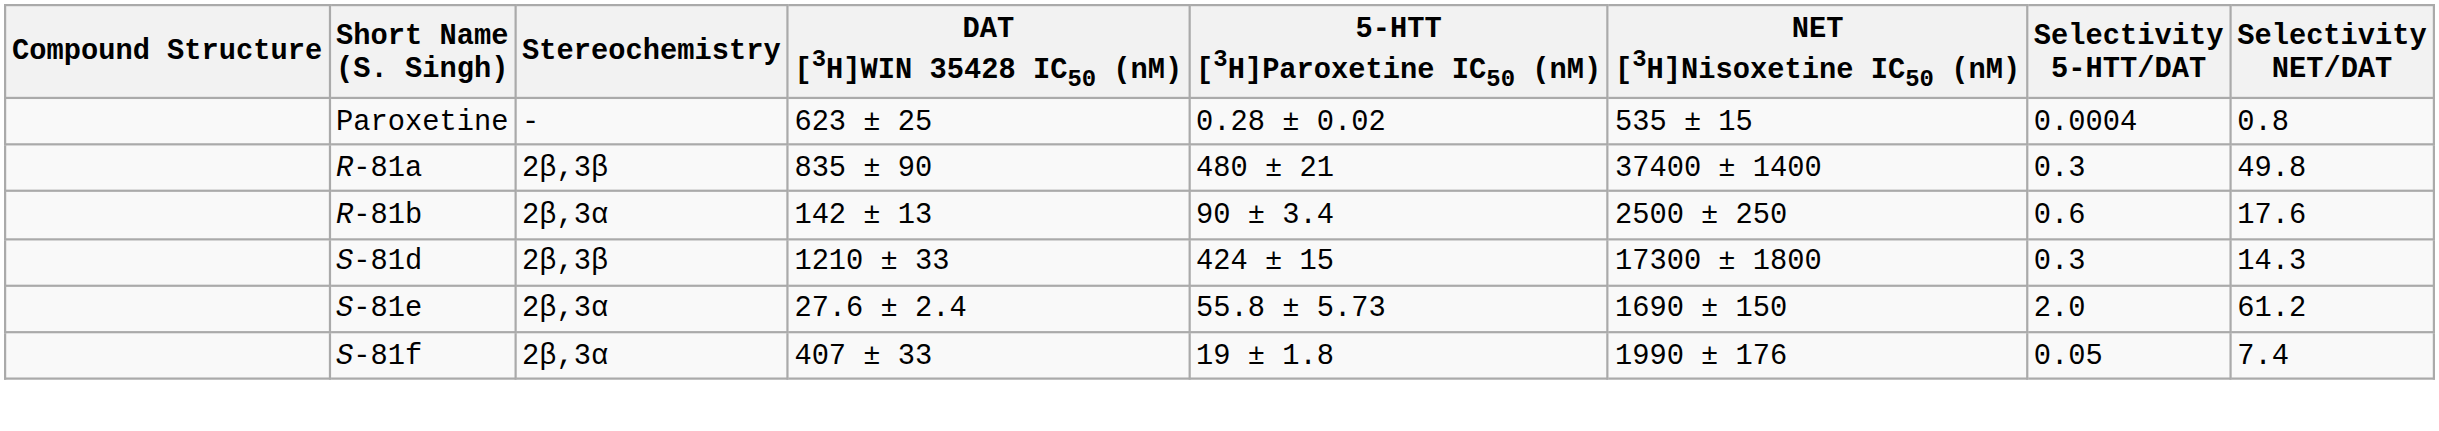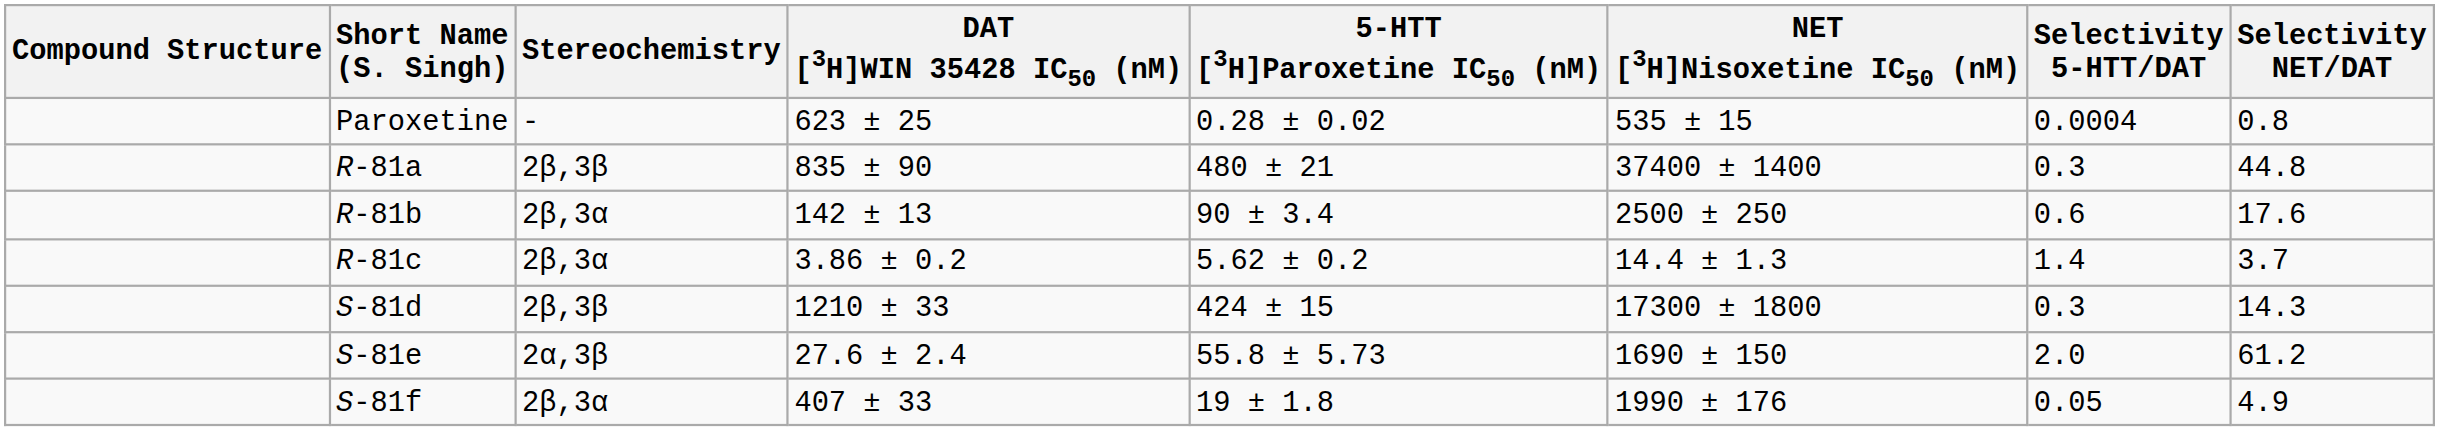(2272, 168) 49.8 -> (2272, 168) 44.8
+ row: (379, 262)
(565, 309) 2β,3α -> (565, 356) 2α,3β
(2263, 356) 7.4 -> (2263, 403) 4.9
